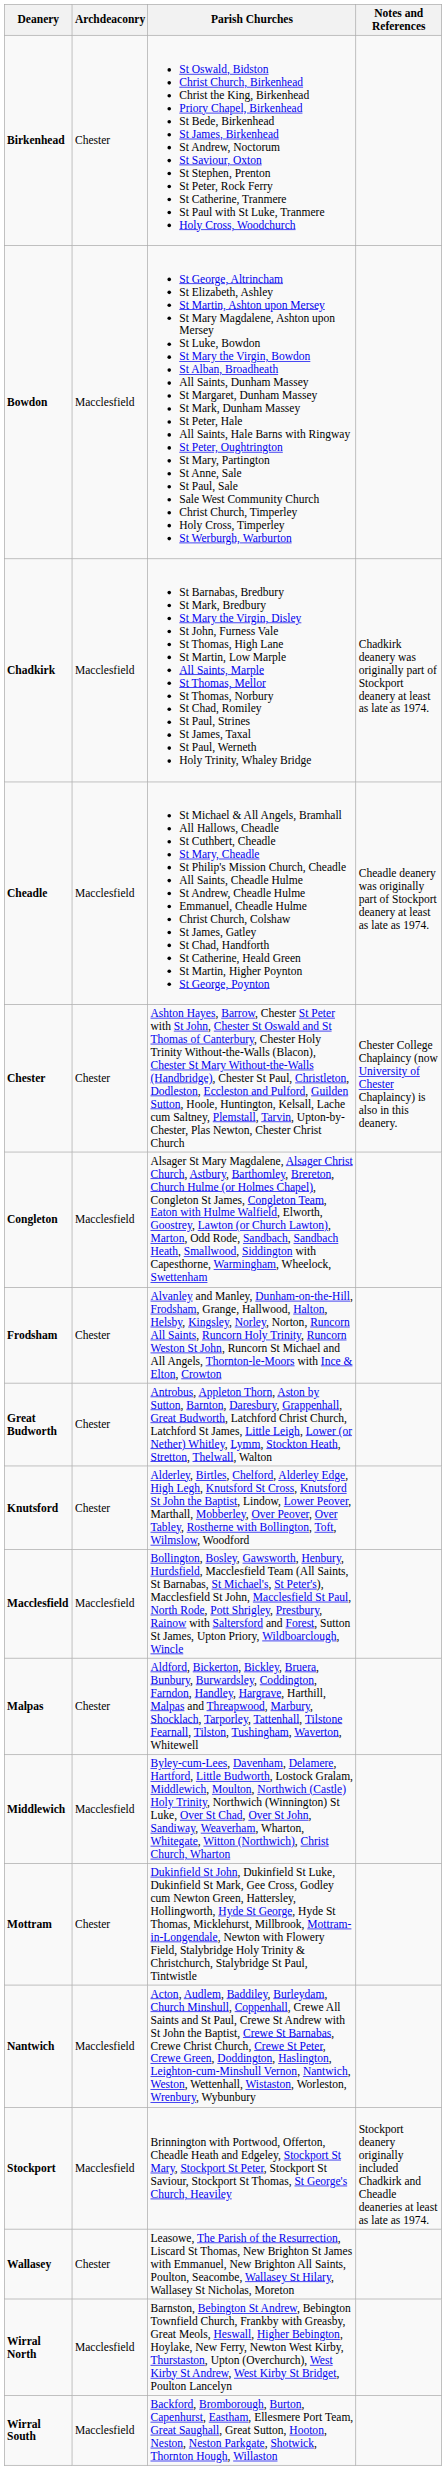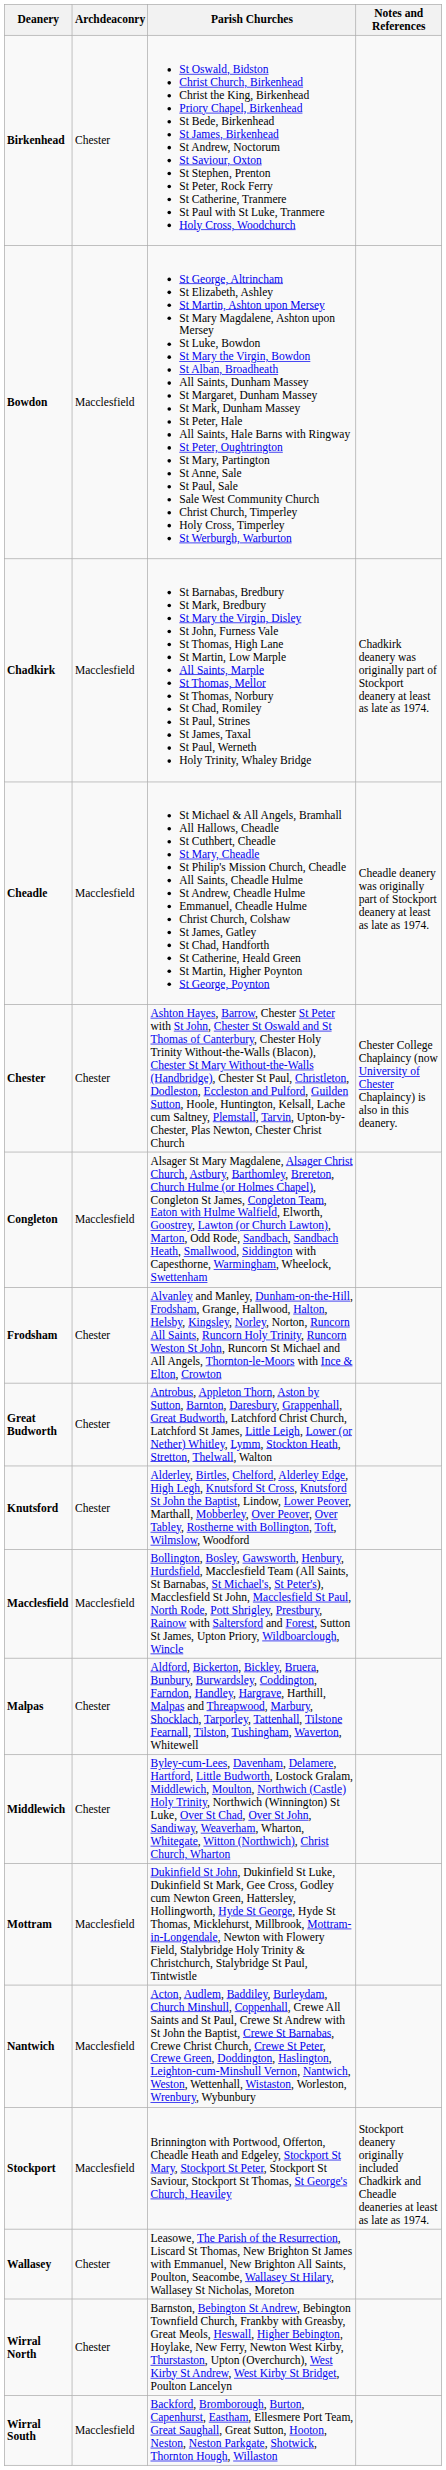(105, 1808) Macclesfield -> (93, 1808) Chester
(93, 1924) Chester -> (105, 1924) Macclesfield
(105, 2347) Macclesfield -> (93, 2347) Chester
